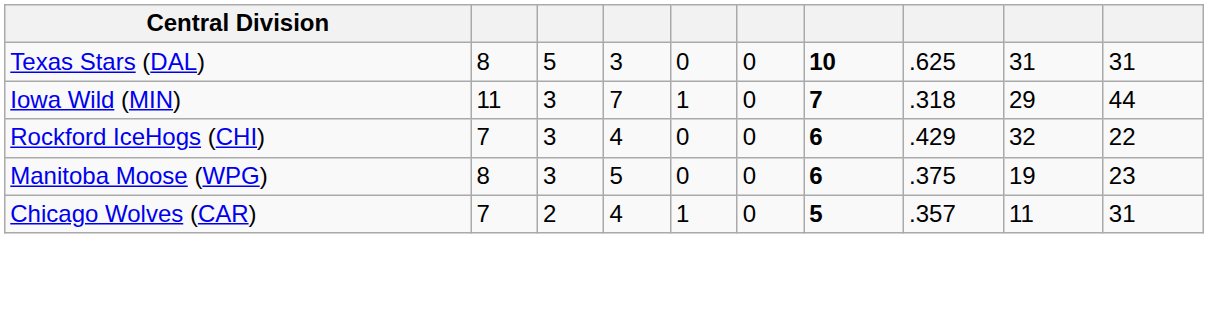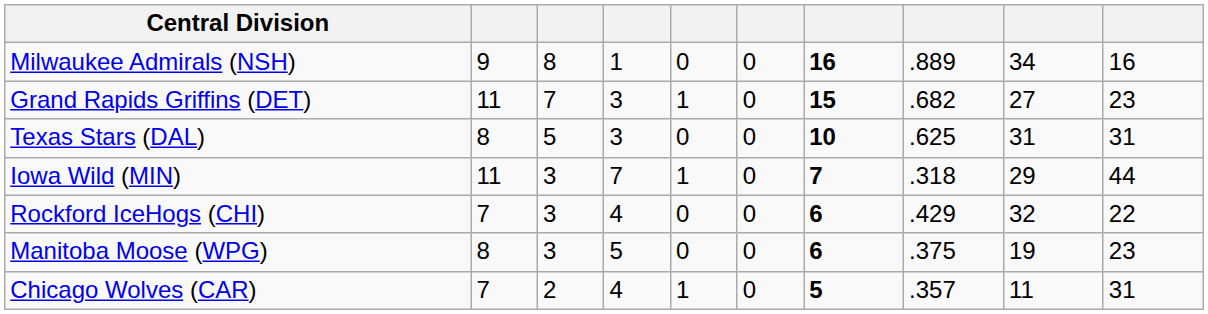+ row: (153, 61)
+ row: (161, 99)
